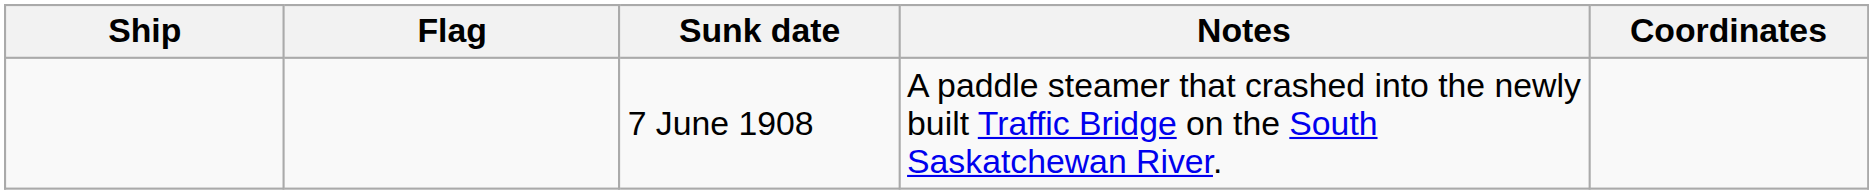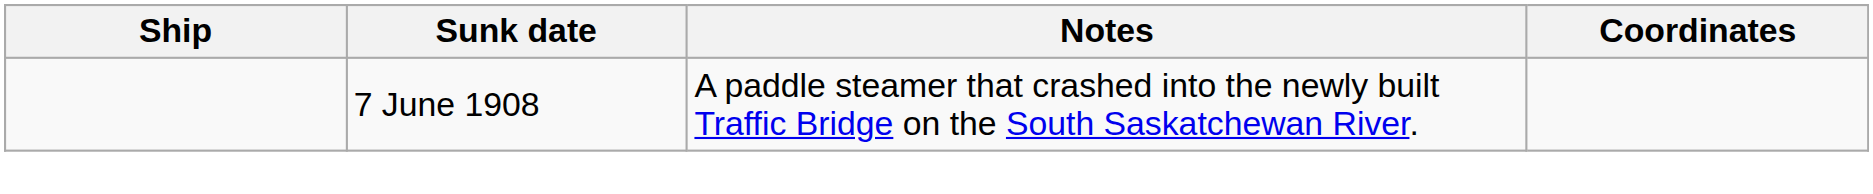- column: (452, 31)
